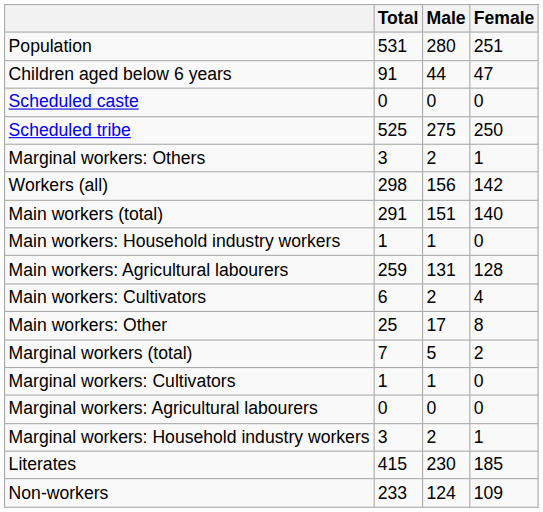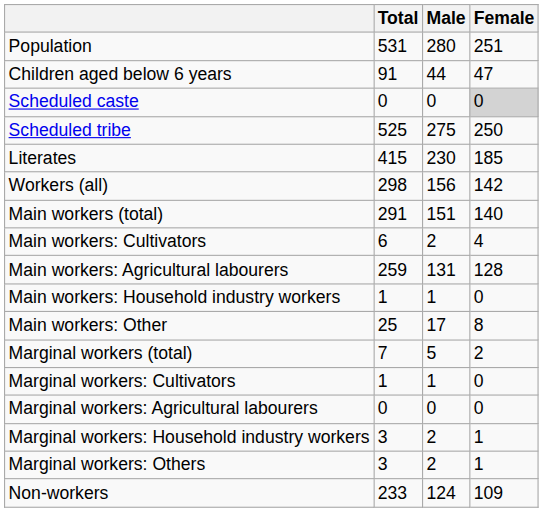(479, 102) no background -> (479, 102) lightgrey background
rows swapped: (42, 465) <-> (107, 158)
rows swapped: (107, 297) <-> (174, 241)
